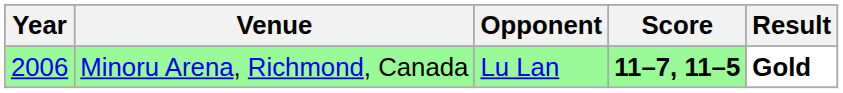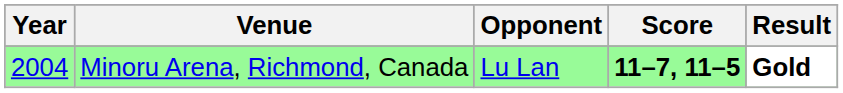(40, 66) 2006 -> (40, 66) 2004
